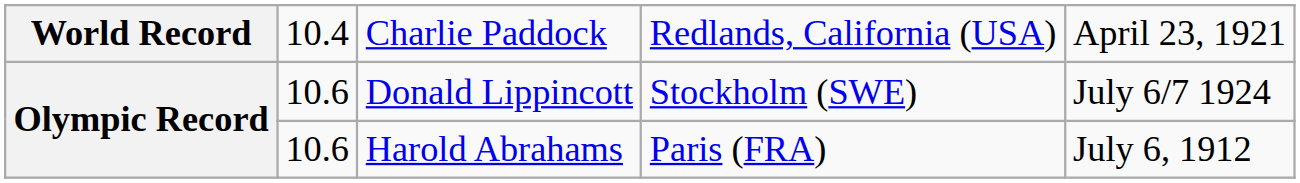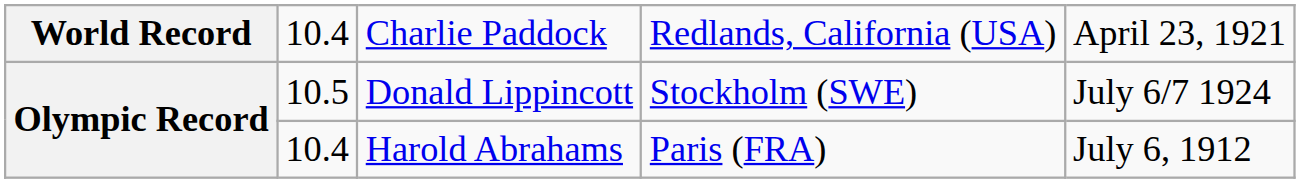(317, 90) 10.6 -> (317, 90) 10.5
(317, 148) 10.6 -> (317, 148) 10.4
